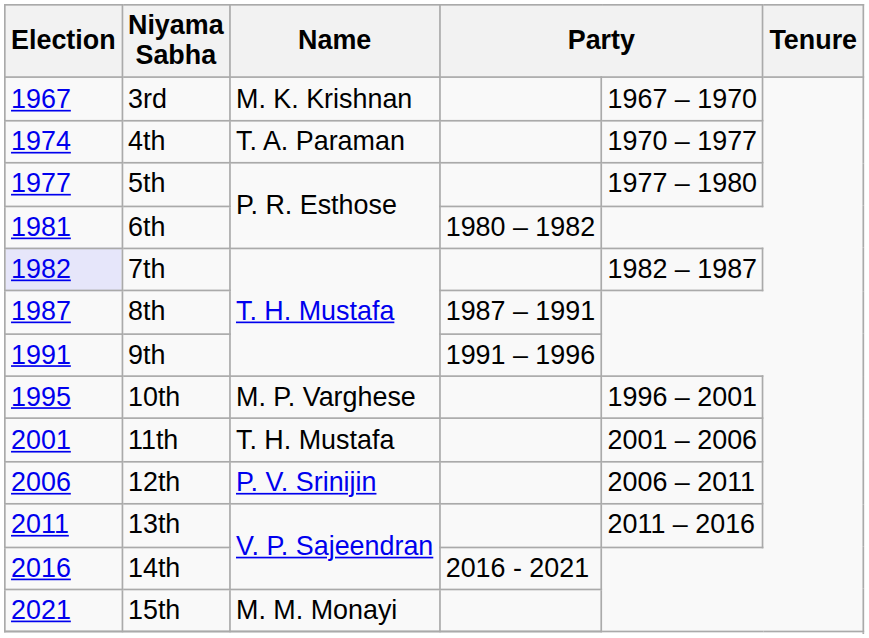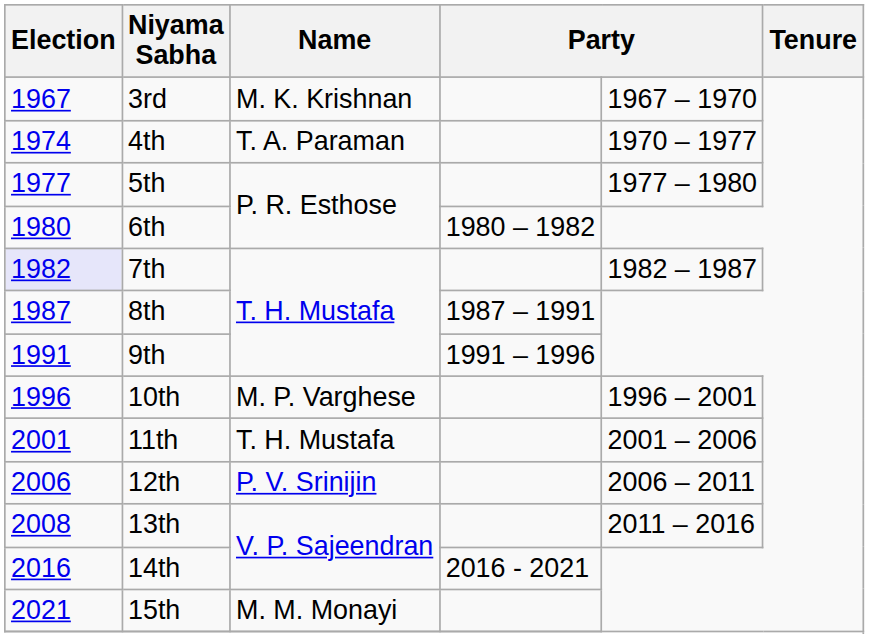(41, 226) 1981 -> (41, 226) 1980
(41, 397) 1995 -> (41, 397) 1996
(40, 524) 2011 -> (41, 524) 2008
